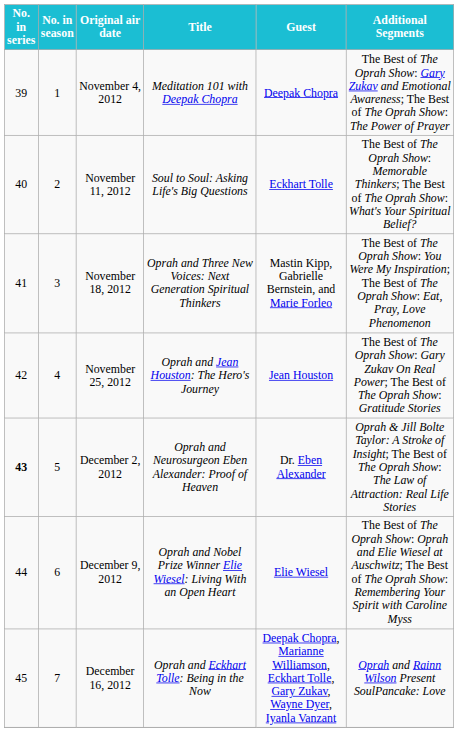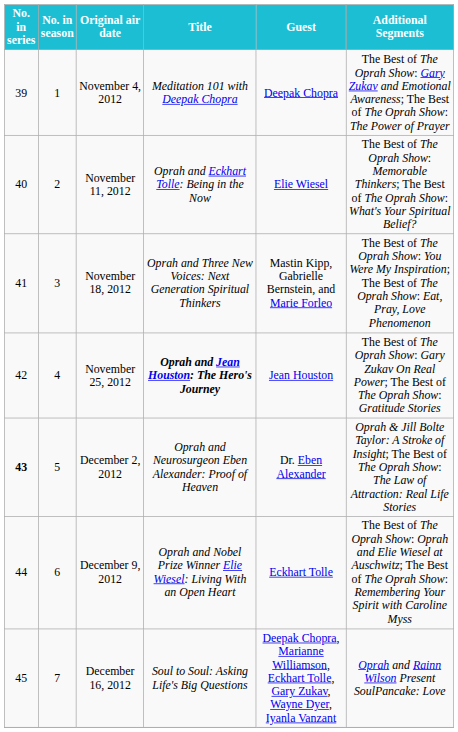(200, 184) Soul to Soul: Asking Life's Big Questions -> (200, 184) Oprah and Eckhart Tolle: Being in the Now
(301, 184) Eckhart Tolle -> (301, 184) Elie Wiesel
(200, 375) normal -> (200, 375) bold
(301, 572) Elie Wiesel -> (301, 572) Eckhart Tolle
(200, 678) Oprah and Eckhart Tolle: Being in the Now -> (200, 678) Soul to Soul: Asking Life's Big Questions
